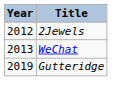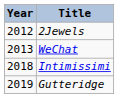+ row: (75, 67)
